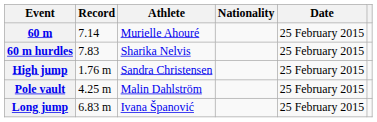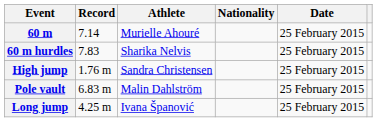(95, 88) 4.25 m -> (95, 88) 6.83 m
(95, 107) 6.83 m -> (95, 107) 4.25 m
